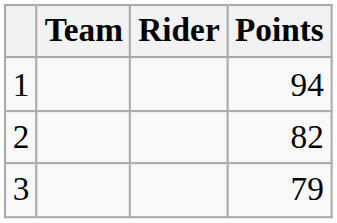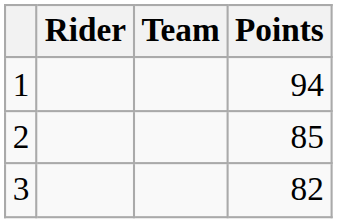columns swapped: (179, 30) <-> (84, 30)
(307, 136) 82 -> (307, 136) 85
(307, 189) 79 -> (307, 189) 82
